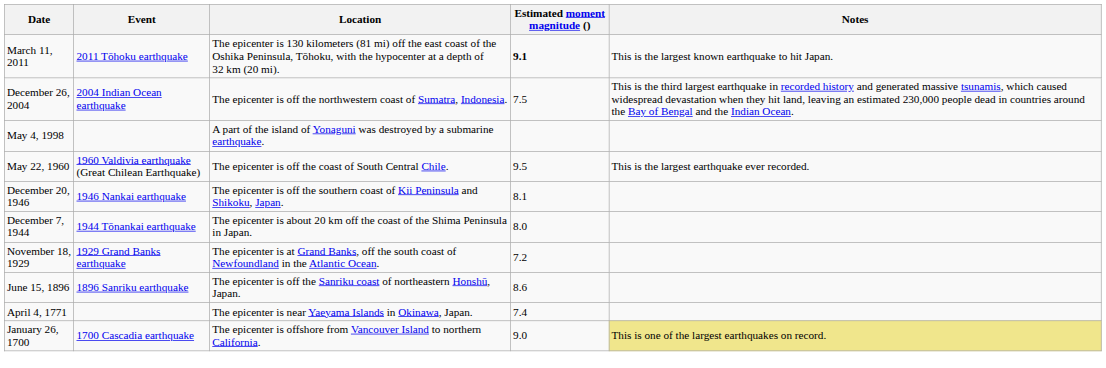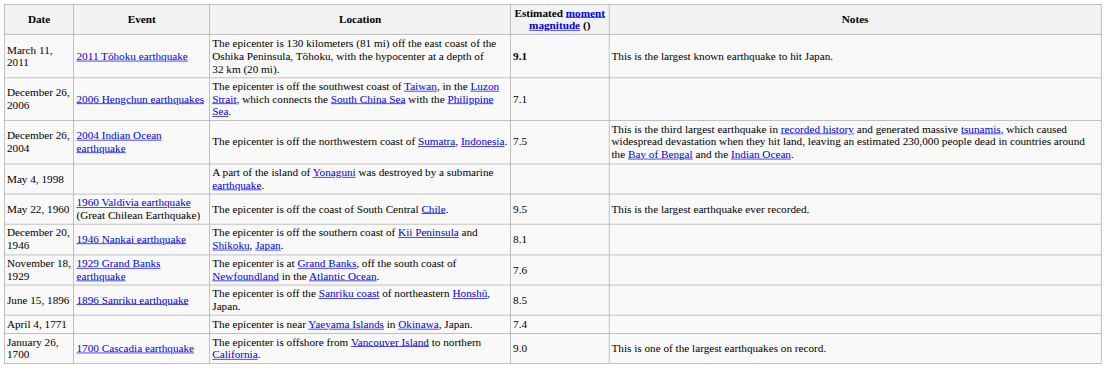+ row: (38, 99)
- row: (36, 227)
(520, 257) 7.2 -> (520, 270) 7.6
(520, 287) 8.6 -> (520, 300) 8.5
(719, 335) khaki background -> (719, 348) no background
